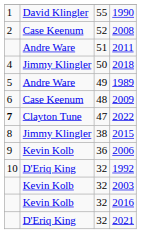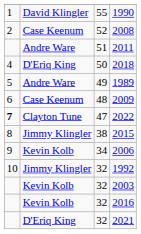(57, 64) Jimmy Klingler -> (49, 64) D'Eriq King
(102, 151) 36 -> (102, 151) 34
(49, 168) D'Eriq King -> (57, 168) Jimmy Klingler
